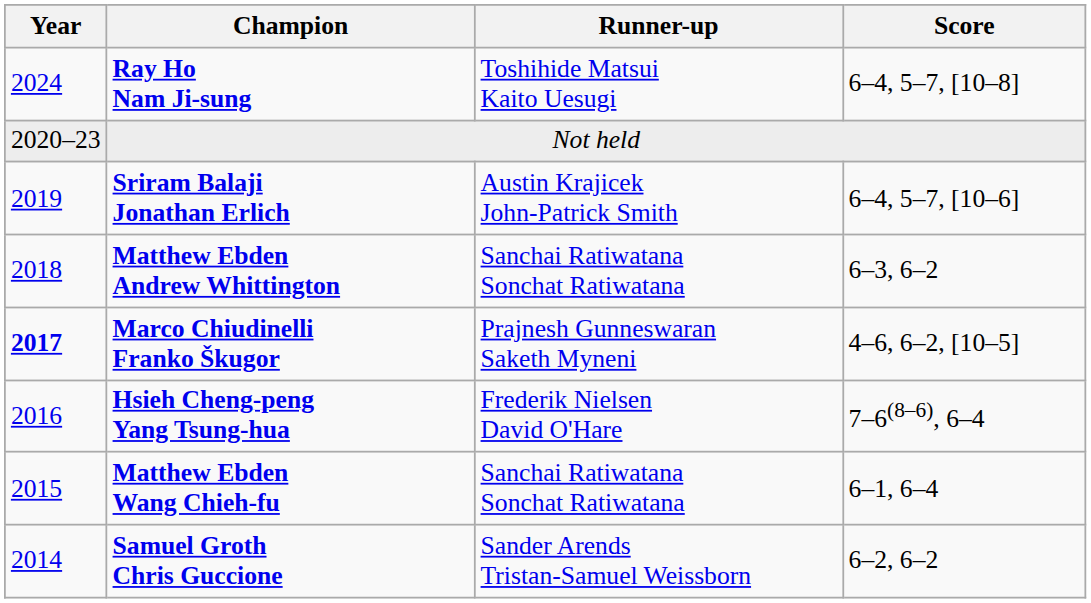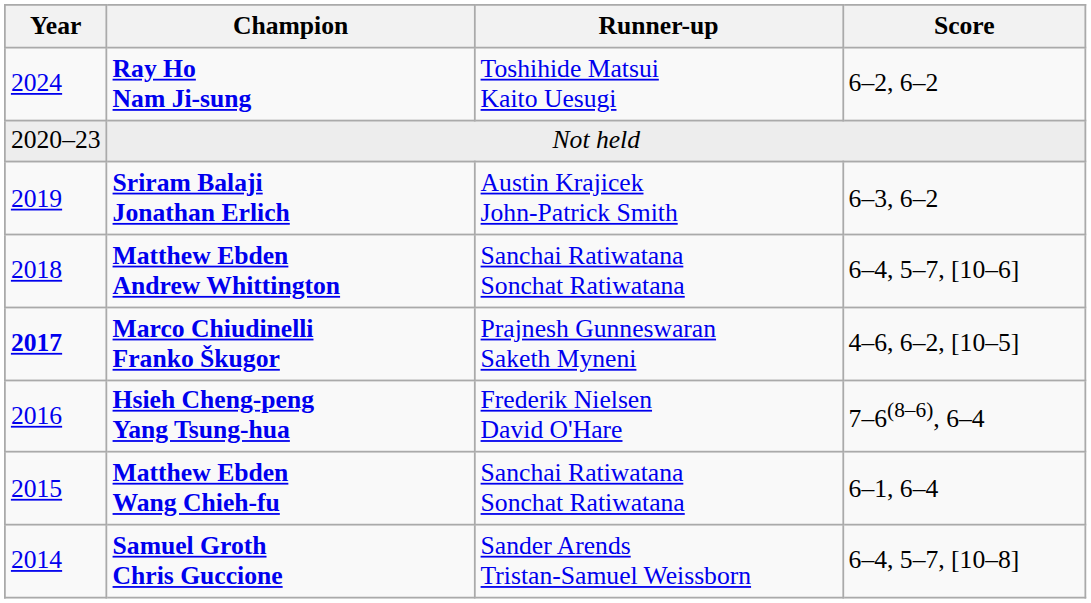(934, 83) 6–4, 5–7, [10–8] -> (893, 83) 6–2, 6–2
(934, 198) 6–4, 5–7, [10–6] -> (893, 198) 6–3, 6–2
(893, 270) 6–3, 6–2 -> (934, 270) 6–4, 5–7, [10–6]
(893, 560) 6–2, 6–2 -> (934, 560) 6–4, 5–7, [10–8]
